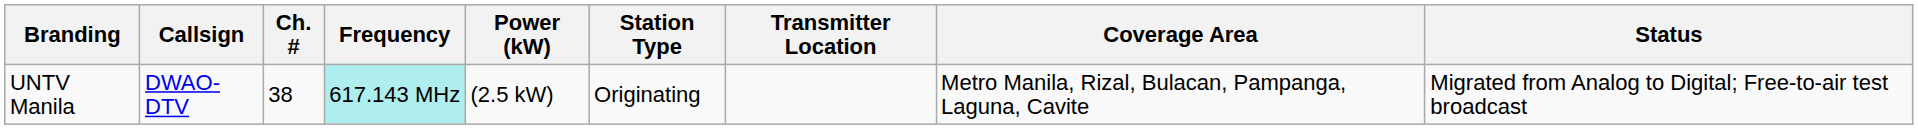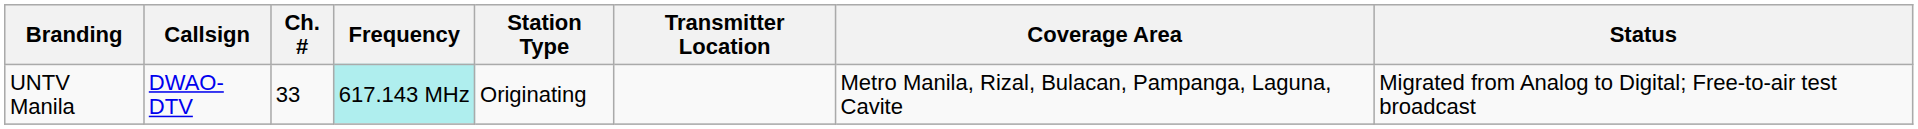- column: (527, 34)
(281, 94) 38 -> (288, 94) 33
